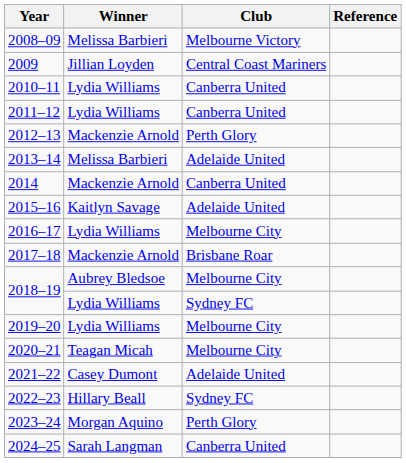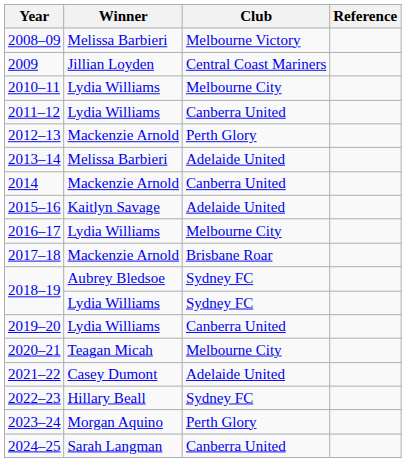(236, 87) Canberra United -> (234, 87) Melbourne City
(234, 278) Melbourne City -> (220, 278) Sydney FC
(234, 326) Melbourne City -> (236, 326) Canberra United
